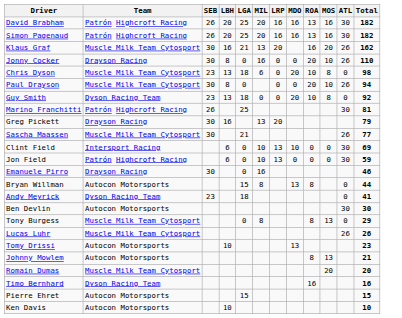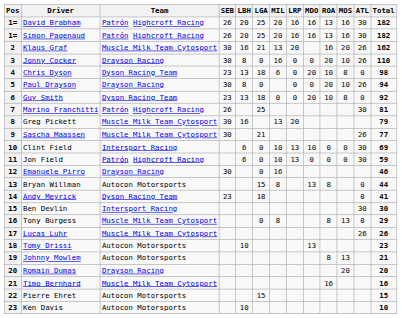+ column: (13, 10)
(143, 72) Muscle Milk Team Cytosport -> (140, 72) Dyson Racing Team
(143, 84) Muscle Milk Team Cytosport -> (133, 84) Drayson Racing
(116, 122) Drayson Racing -> (160, 122) Muscle Milk Team Cytosport
(127, 208) Autocon Motorsports -> (140, 208) Intersport Racing
(143, 270) Muscle Milk Team Cytosport -> (133, 270) Drayson Racing
(123, 283) Dyson Racing Team -> (160, 283) Muscle Milk Team Cytosport
